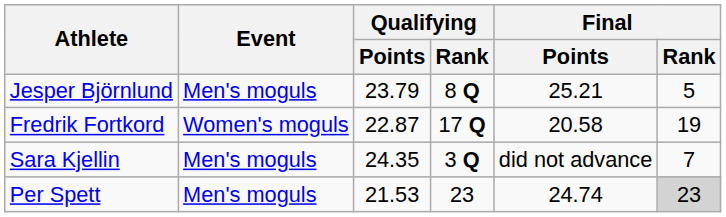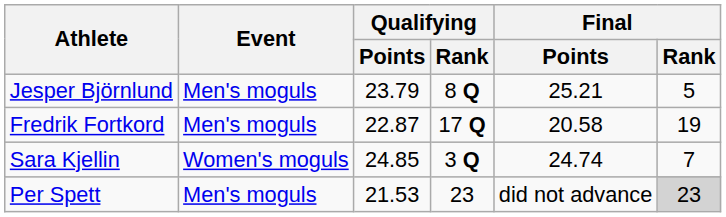(266, 125) Women's moguls -> (250, 125) Men's moguls
(250, 160) Men's moguls -> (266, 160) Women's moguls
(392, 160) 24.35 -> (392, 160) 24.85
(576, 160) did not advance -> (576, 160) 24.74
(576, 194) 24.74 -> (576, 194) did not advance
